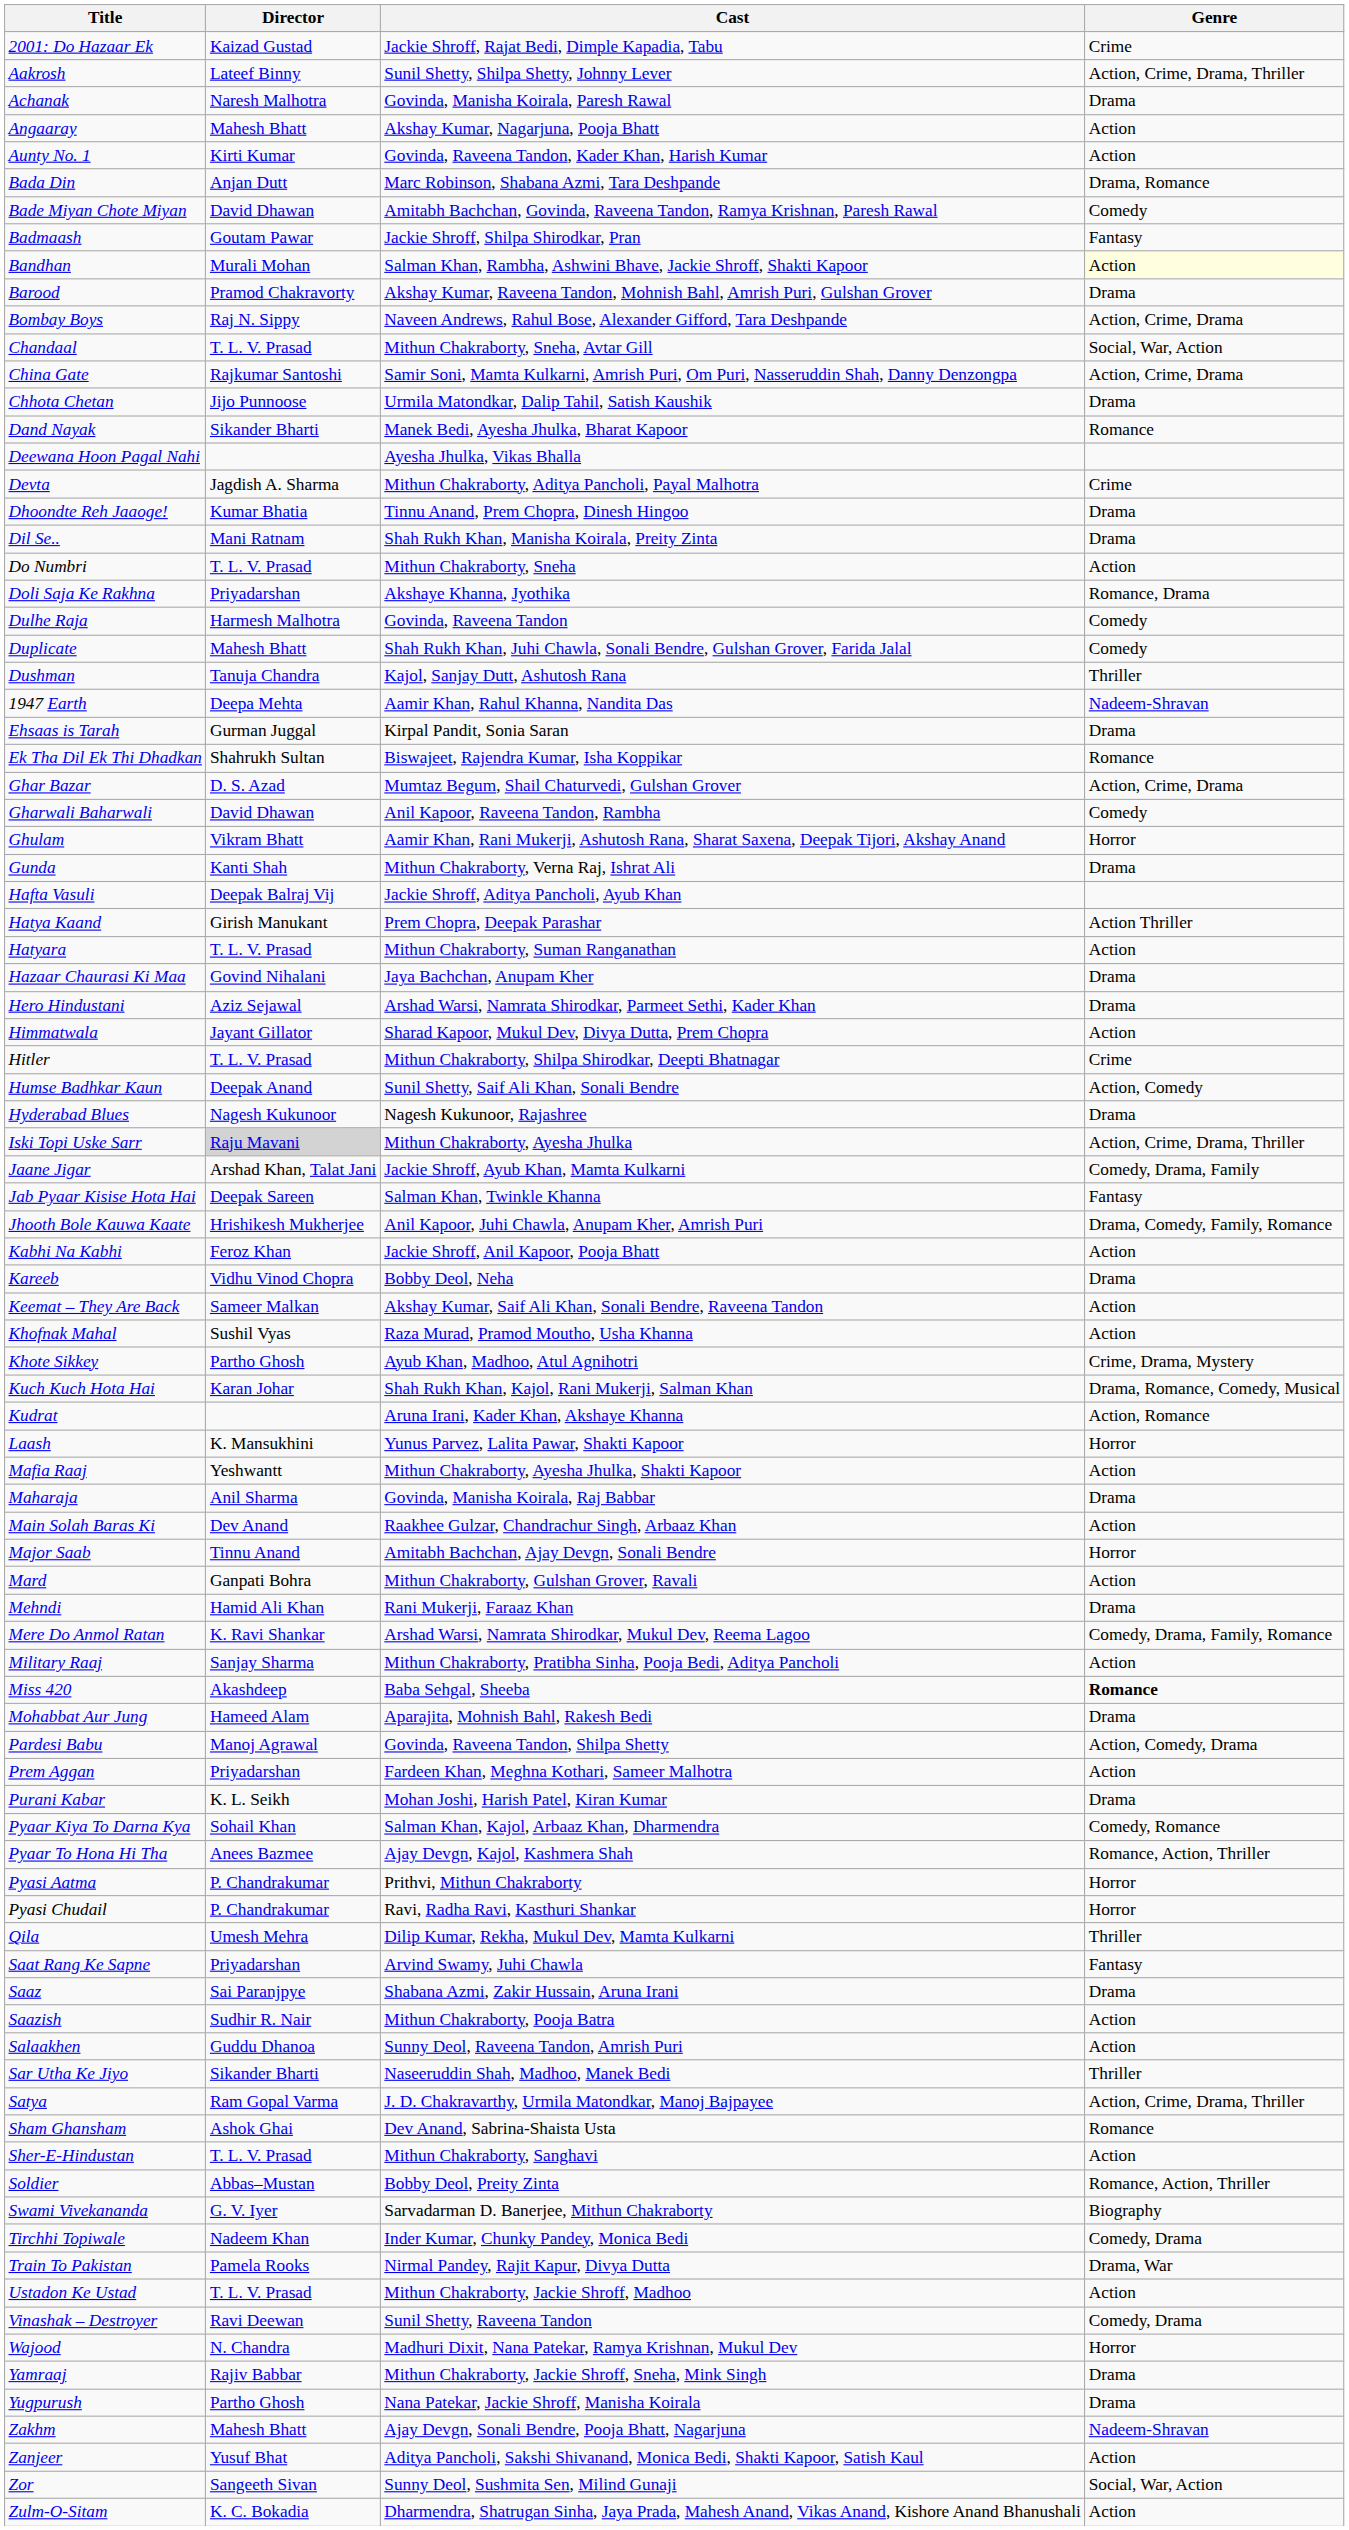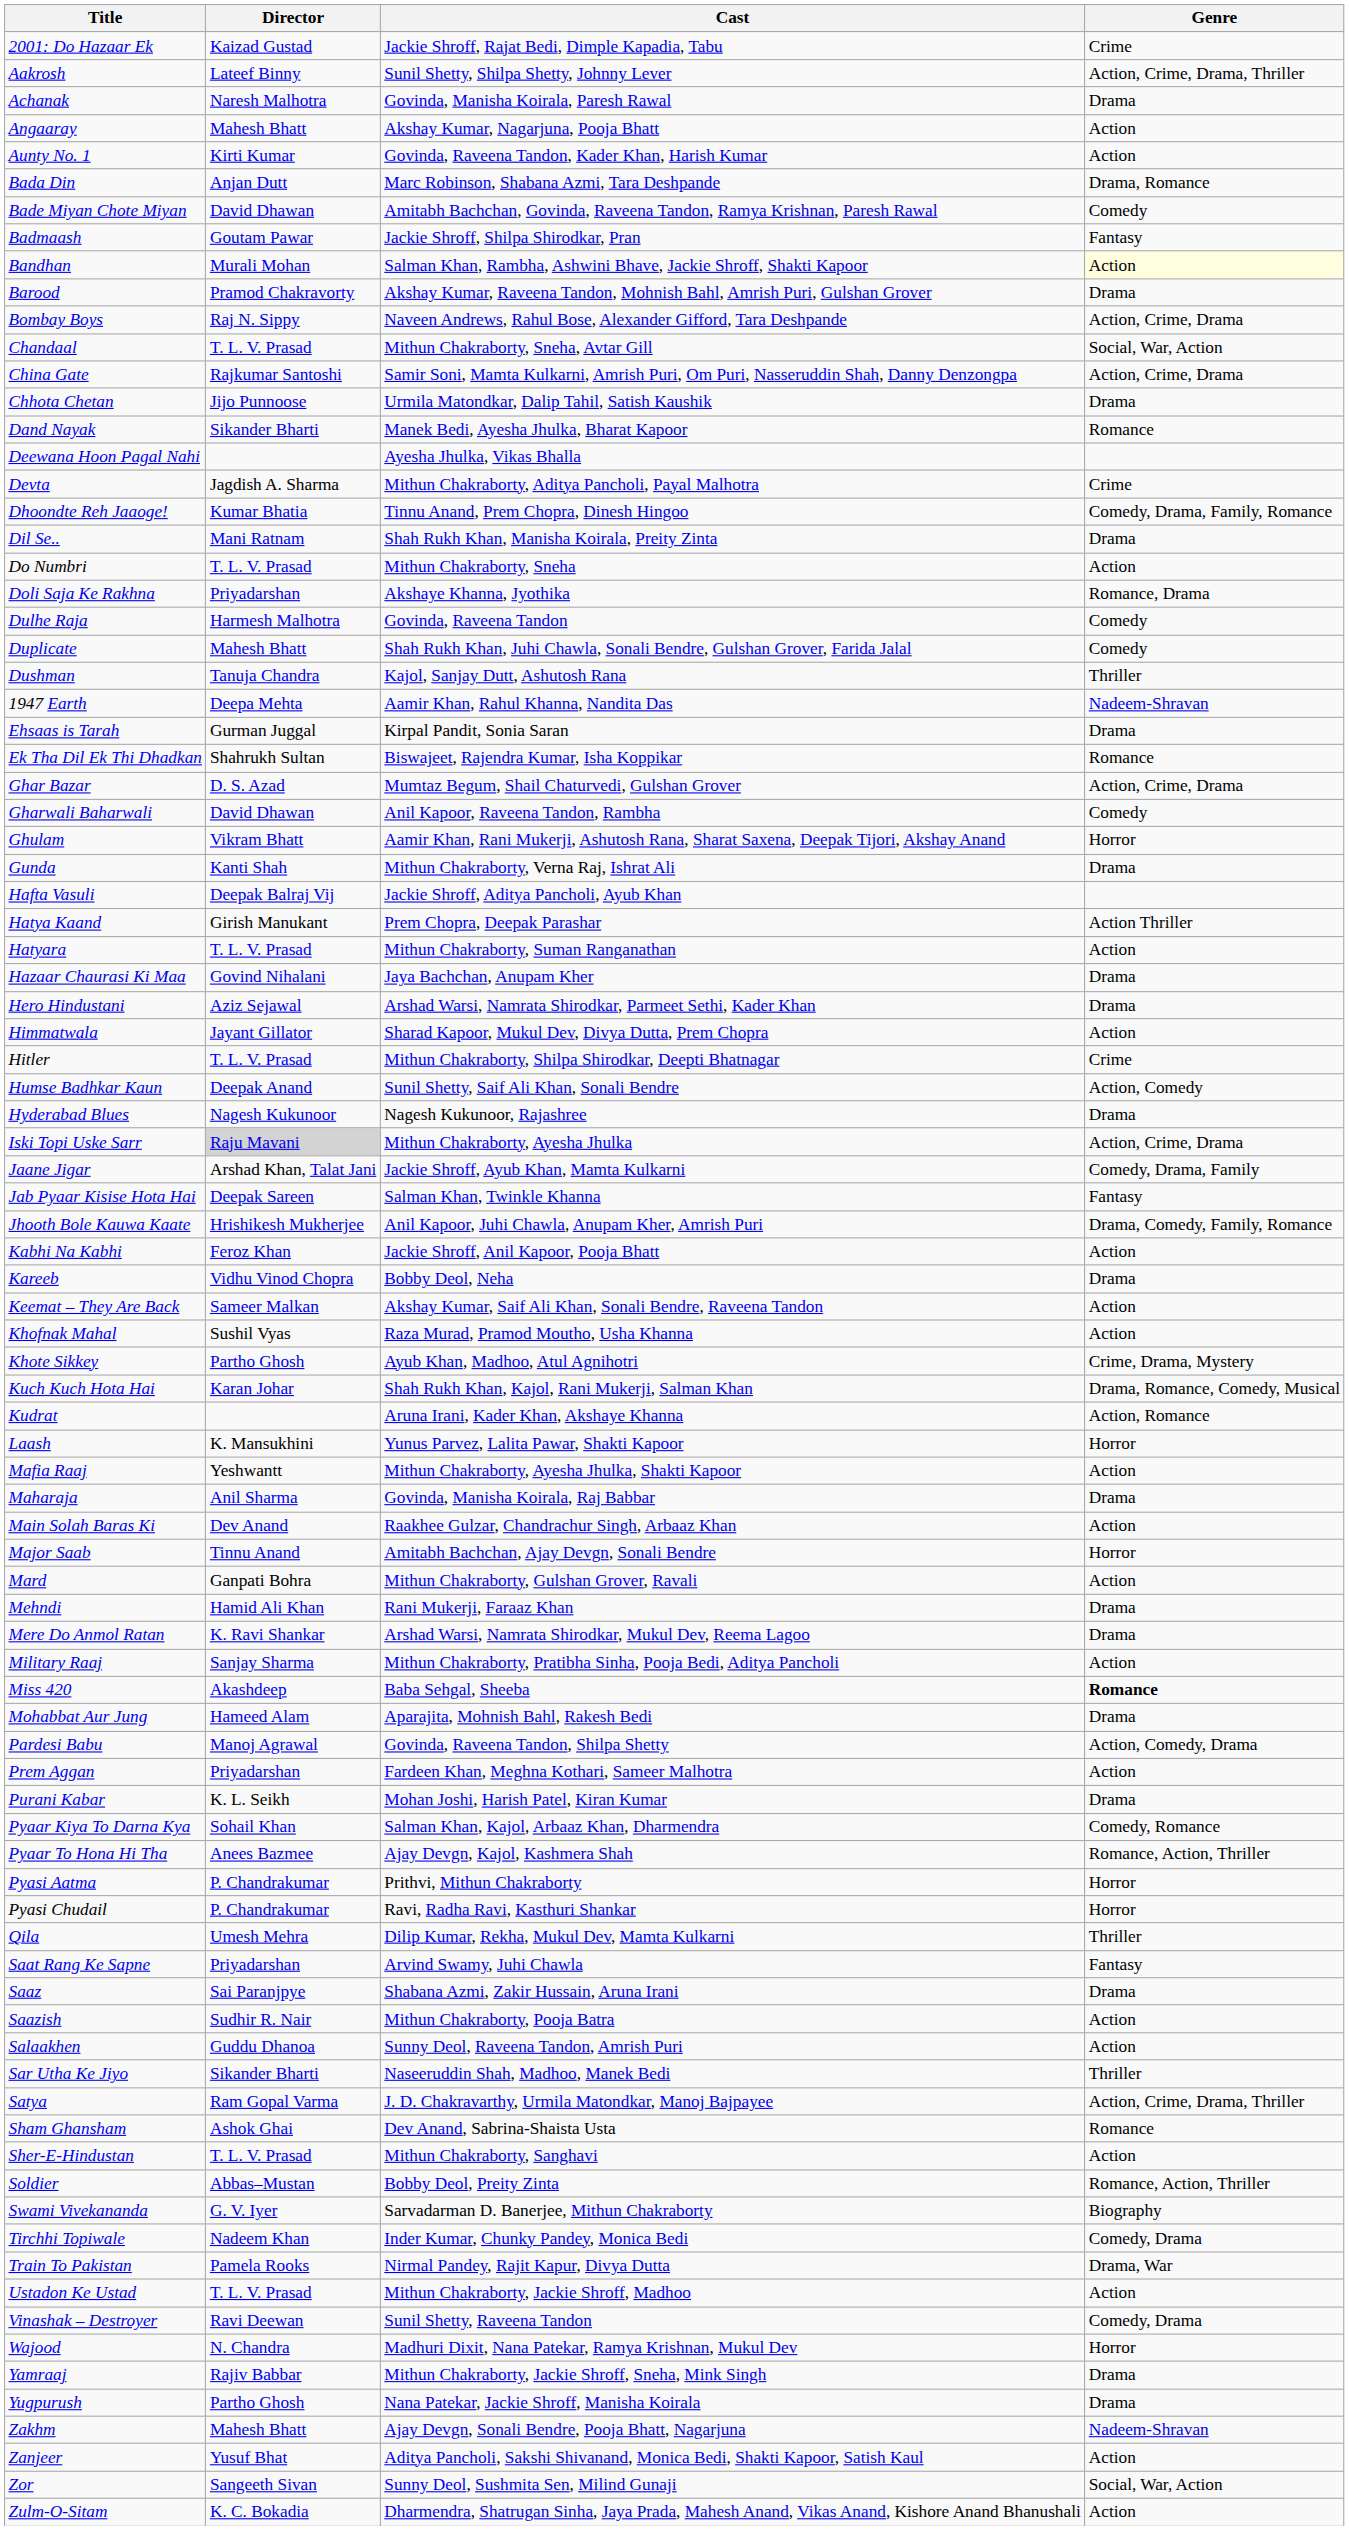(1112, 511) Drama -> (1210, 511) Comedy, Drama, Family, Romance
(1197, 1141) Action, Crime, Drama, Thriller -> (1166, 1141) Action, Crime, Drama
(1210, 1635) Comedy, Drama, Family, Romance -> (1112, 1635) Drama
